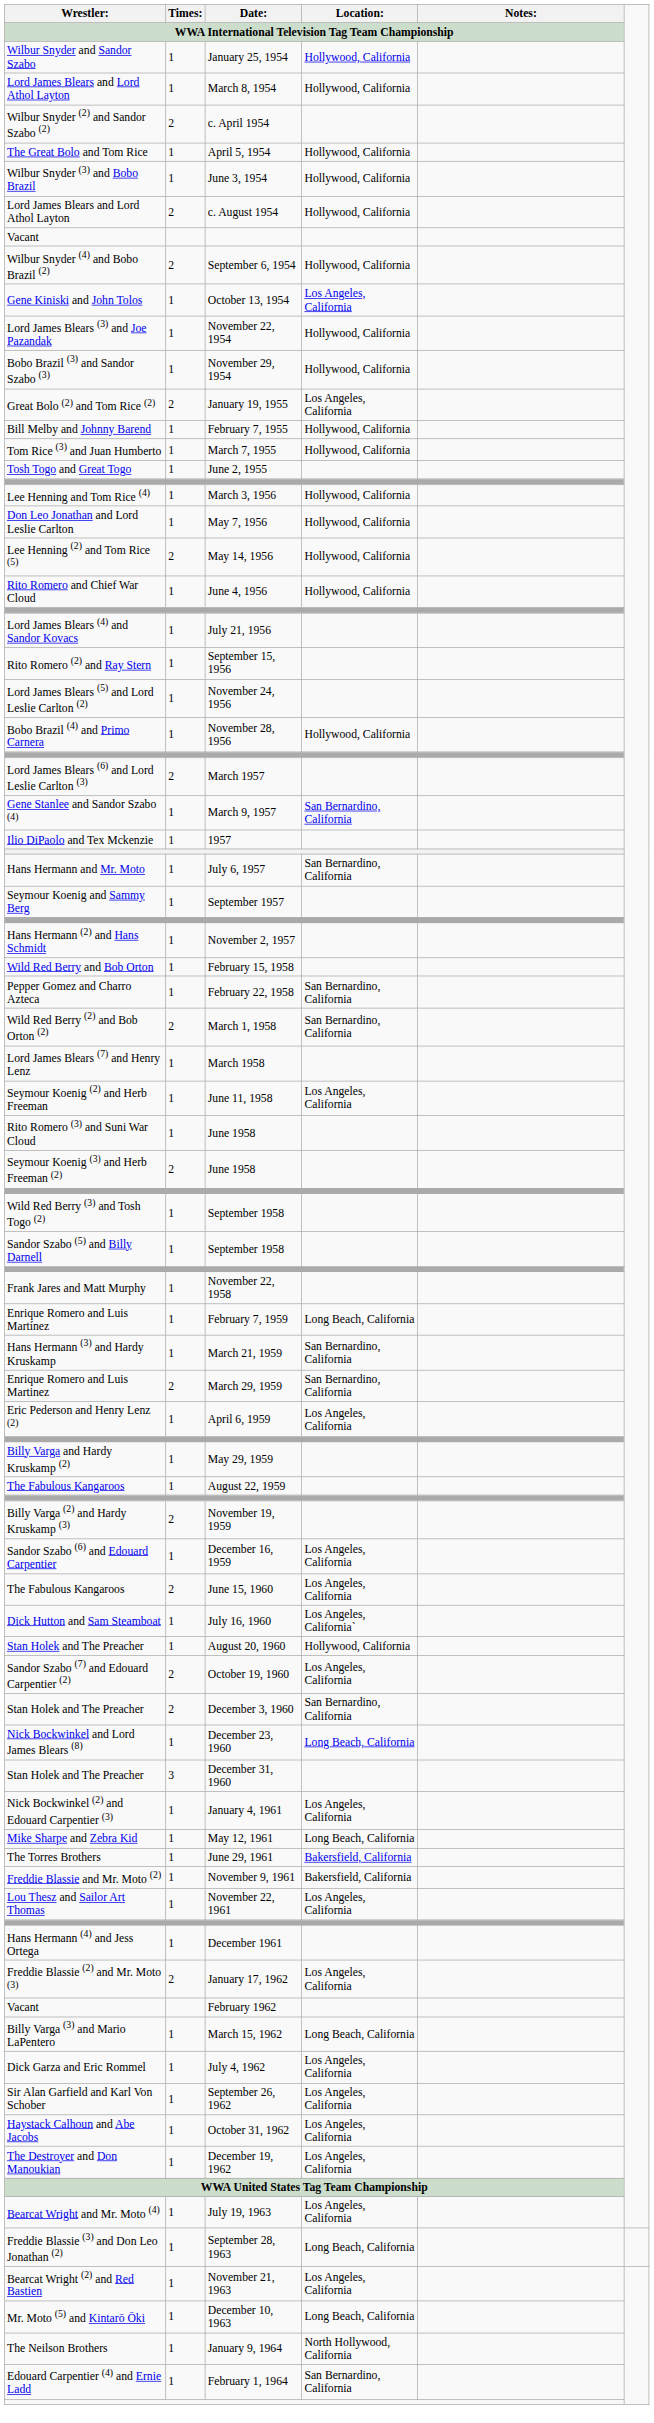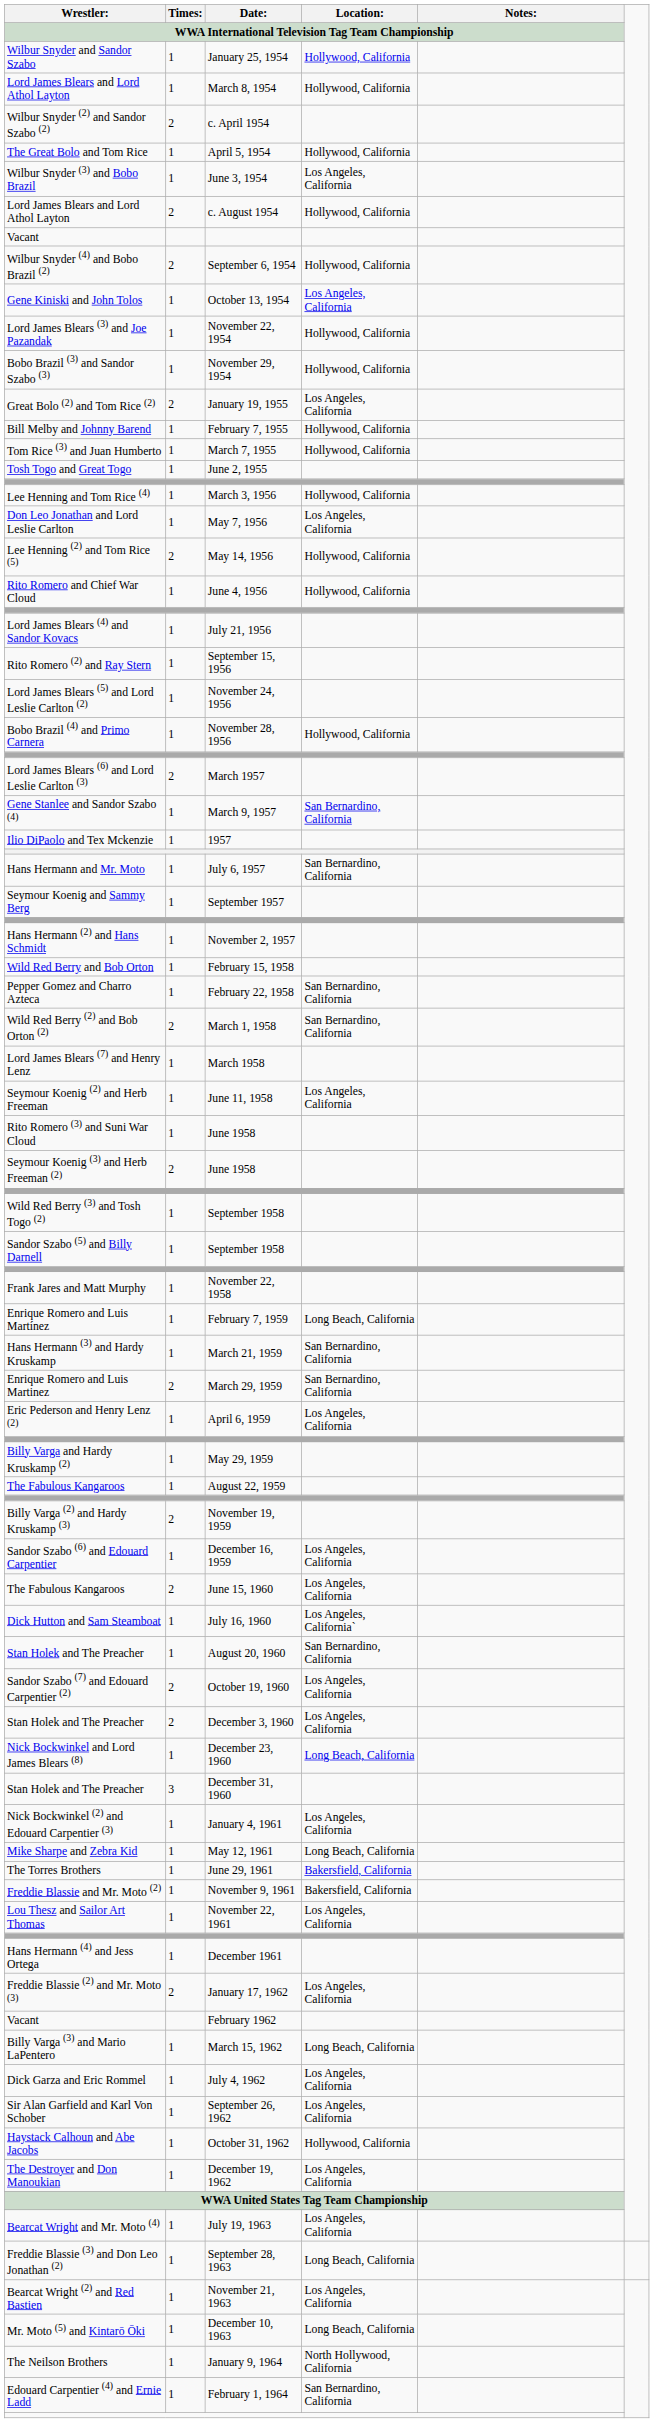(357, 178) Hollywood, California -> (335, 178) Los Angeles, California
(357, 522) Hollywood, California -> (335, 522) Los Angeles, California
(357, 1646) Hollywood, California -> (342, 1652) San Bernardino, California
(342, 1709) San Bernardino, California -> (335, 1722) Los Angeles, California
(335, 2130) Los Angeles, California -> (357, 2143) Hollywood, California
